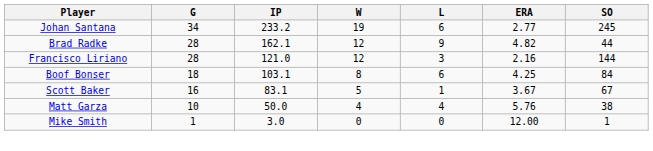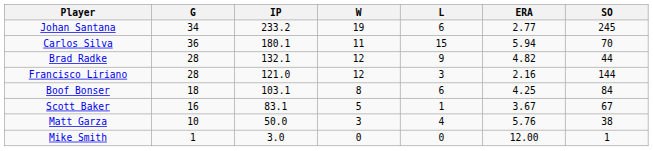+ row: (78, 44)
(276, 44) 162.1 -> (276, 59) 132.1
(359, 106) 4 -> (359, 122) 3
